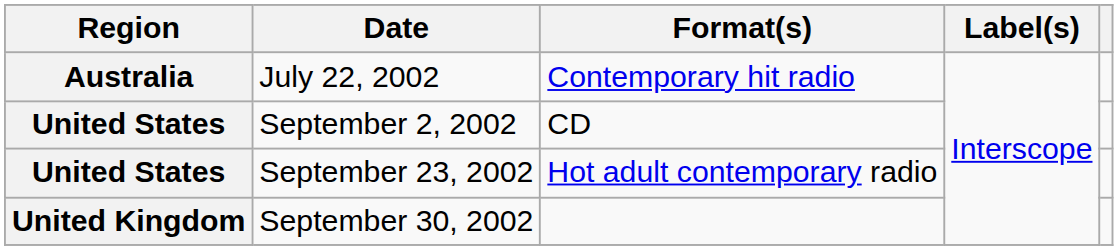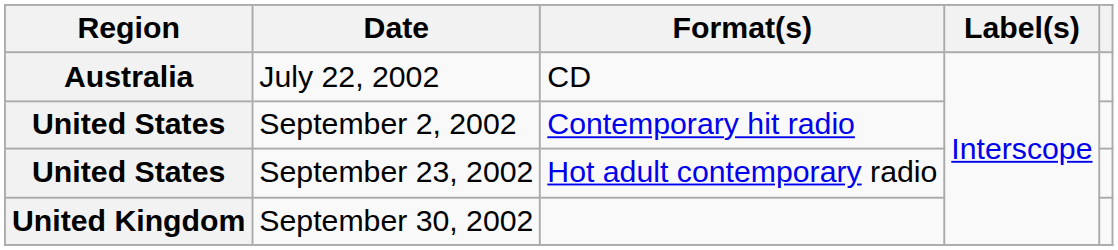(701, 76) Contemporary hit radio -> (569, 76) CD
(569, 124) CD -> (701, 124) Contemporary hit radio
